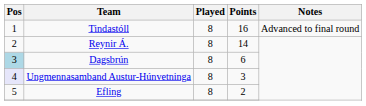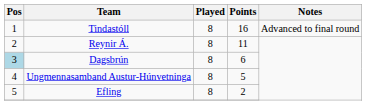(243, 44) 14 -> (243, 44) 11
(14, 76) lavender background -> (14, 76) no background
(243, 76) 3 -> (243, 76) 5
